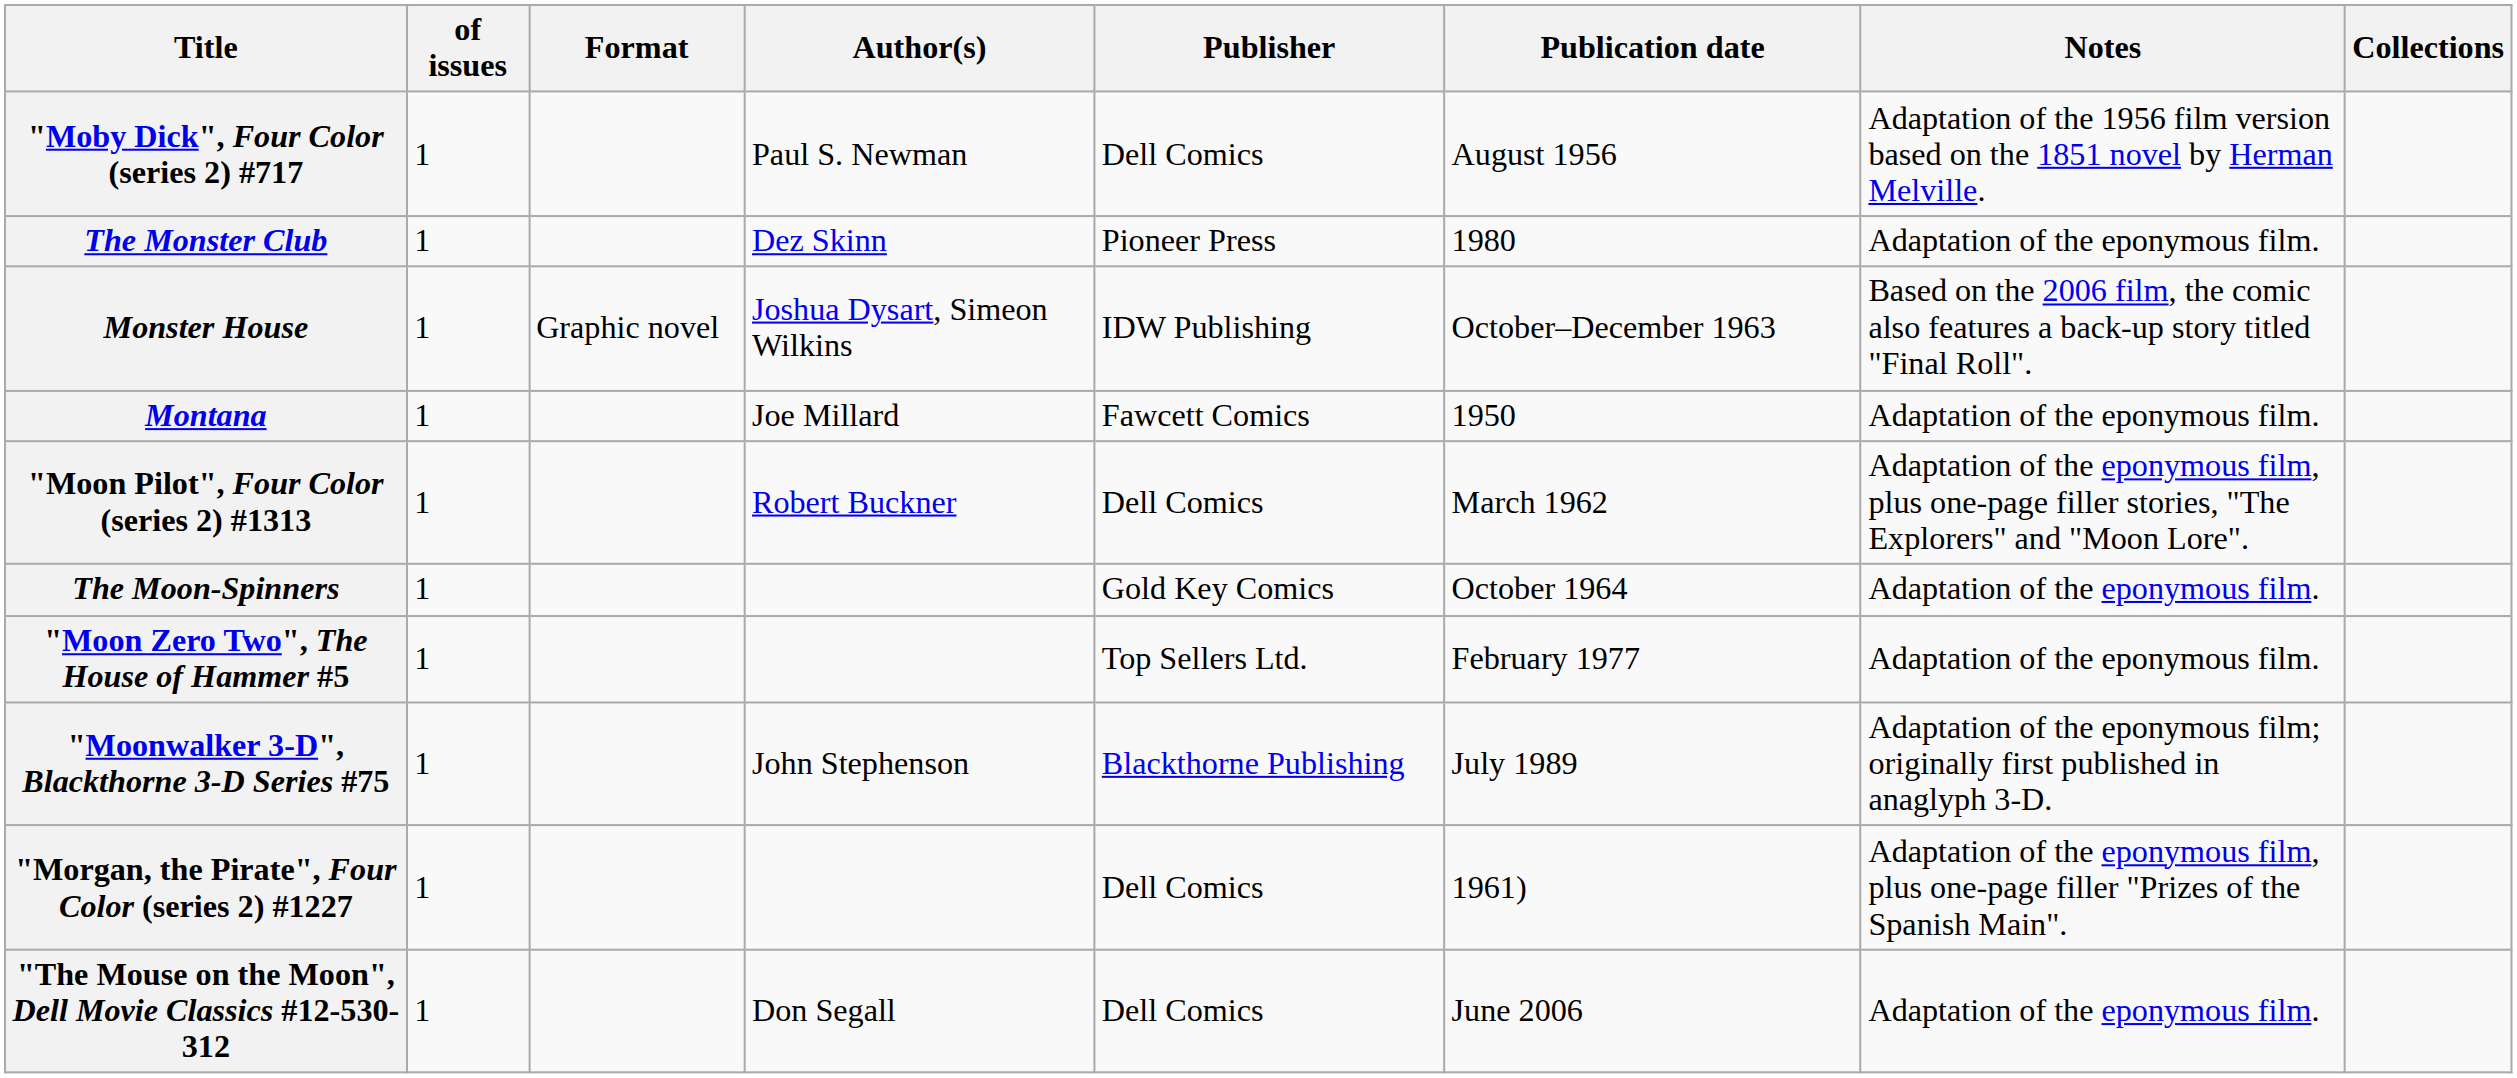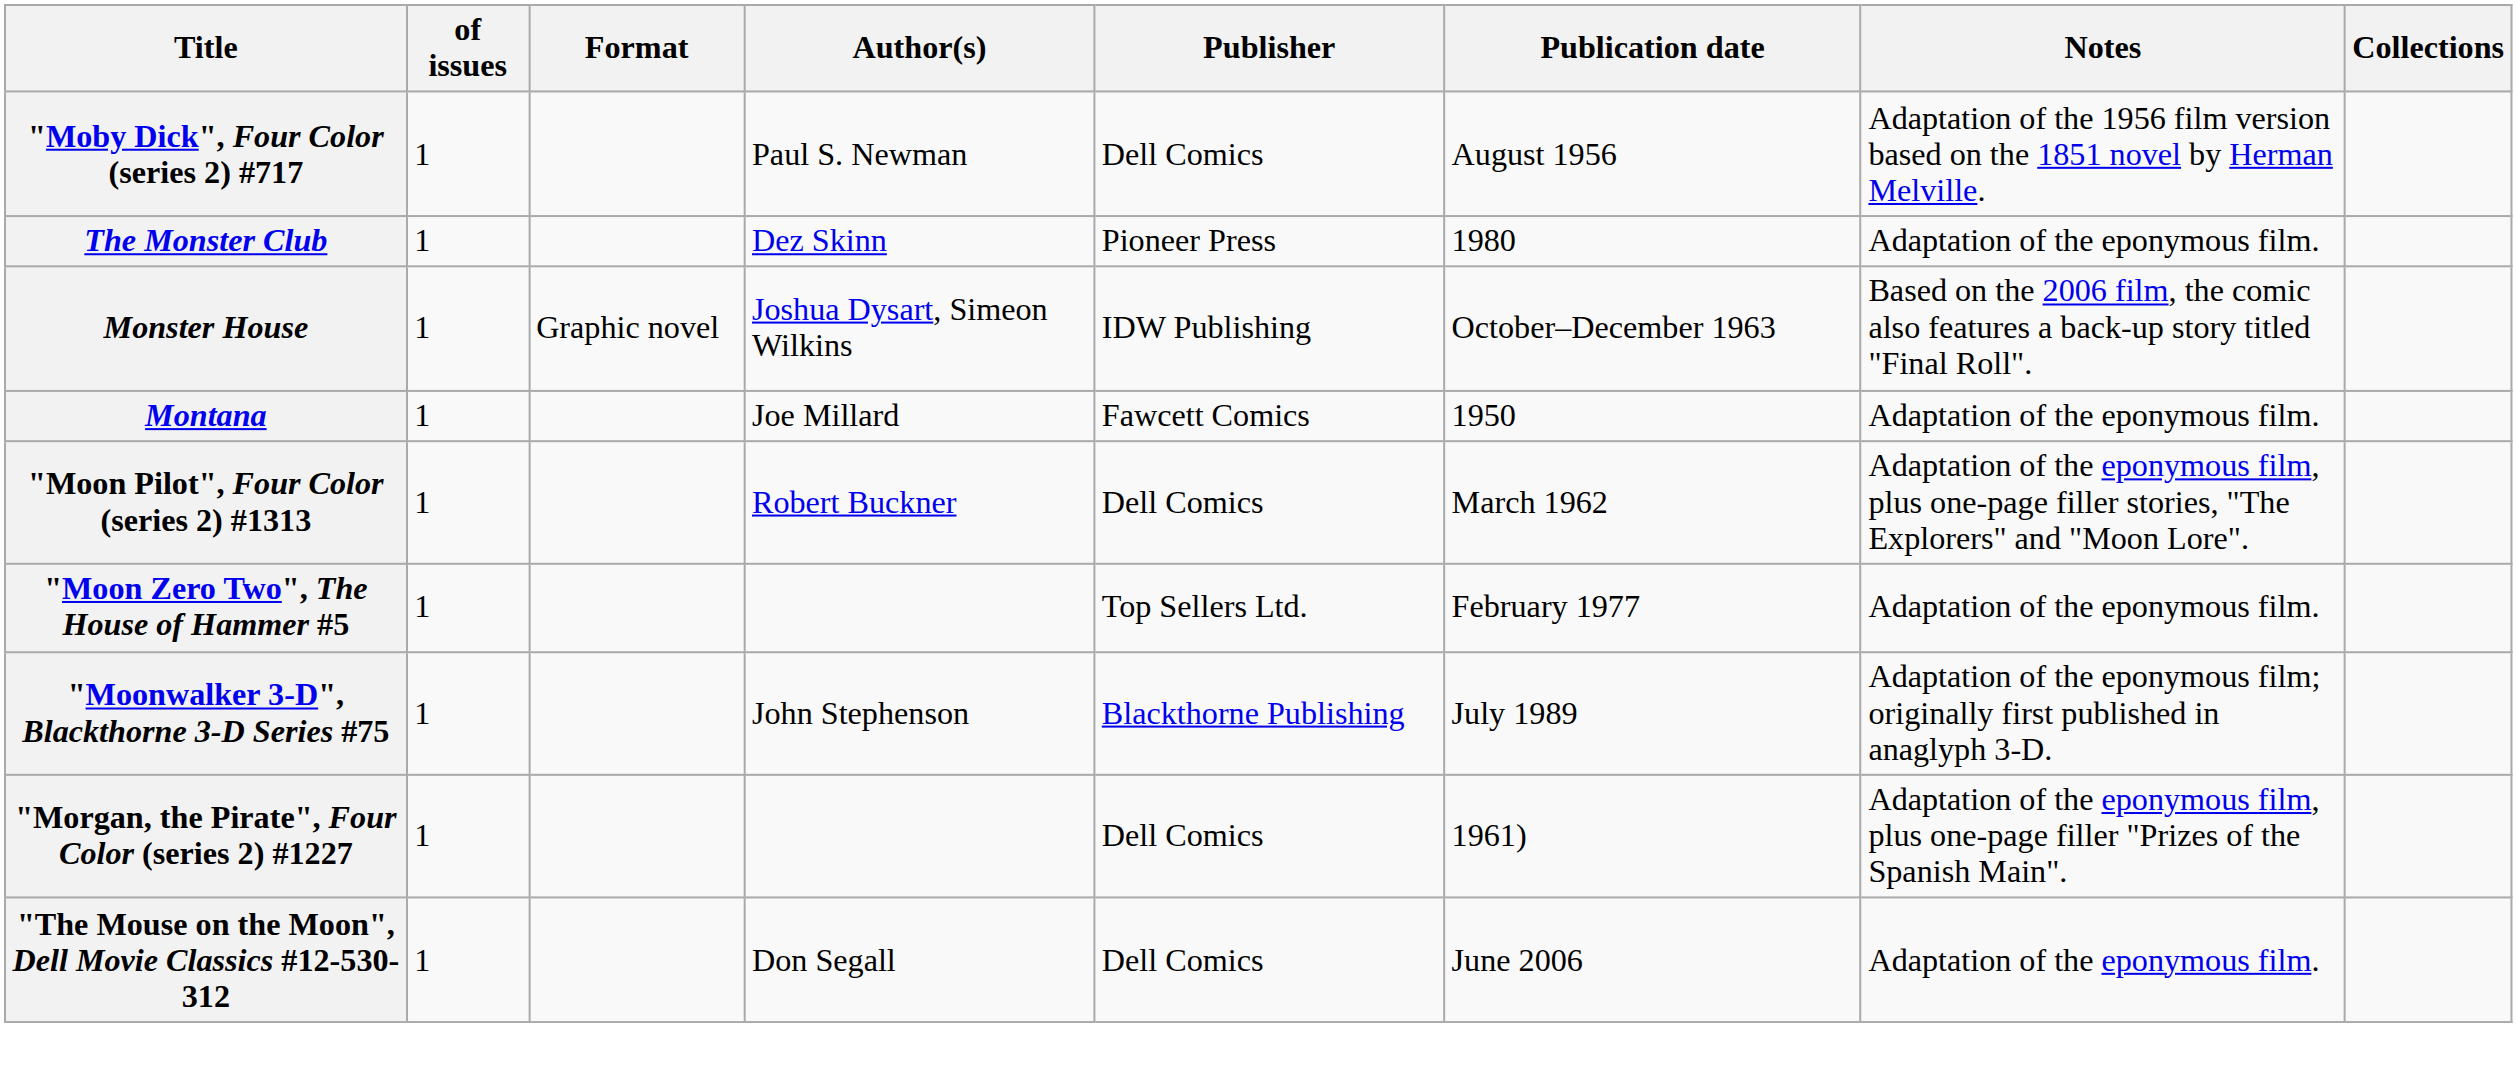- row: (206, 589)
